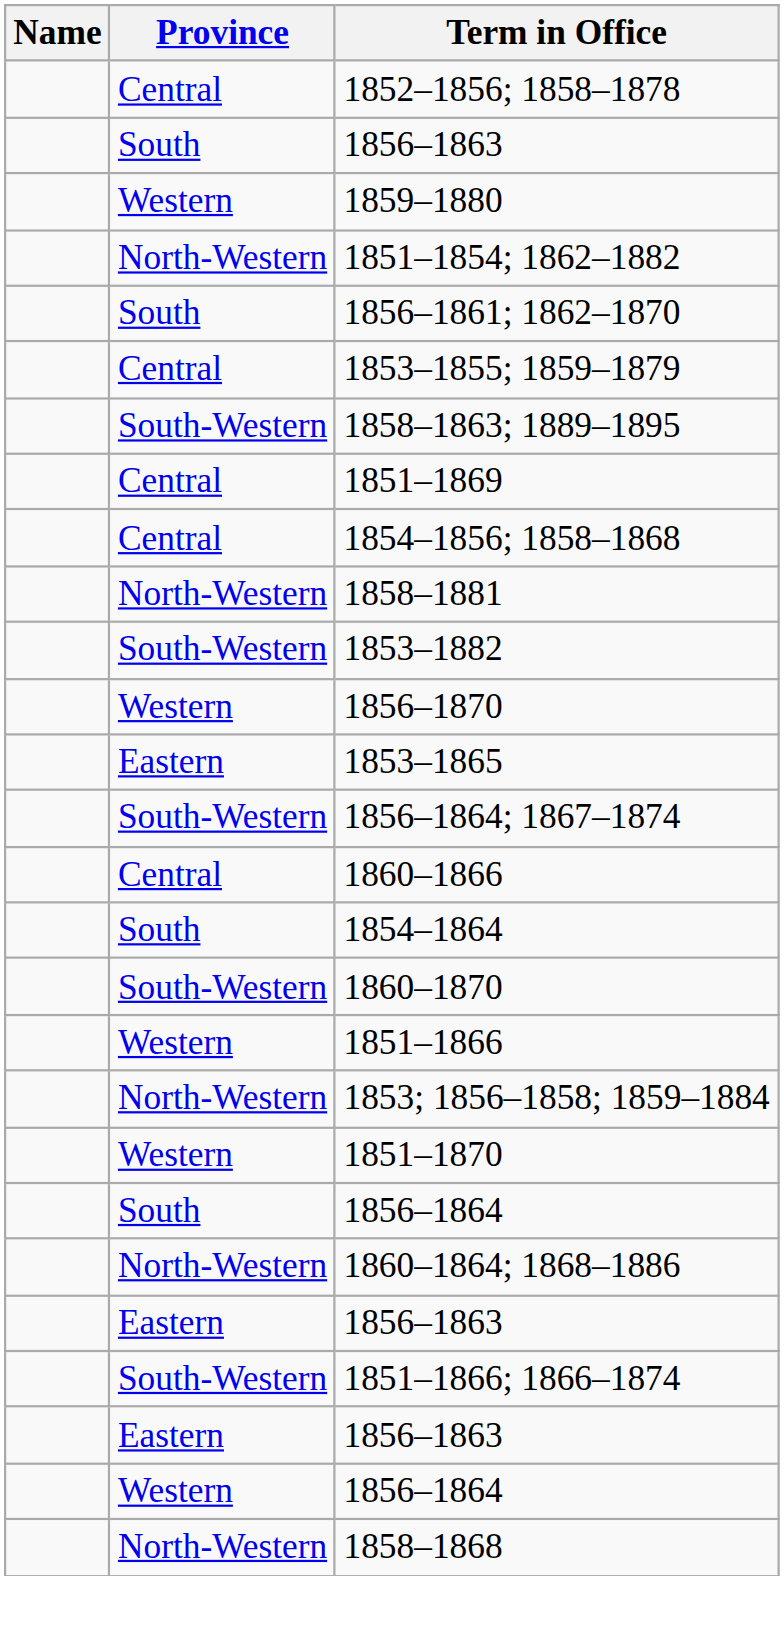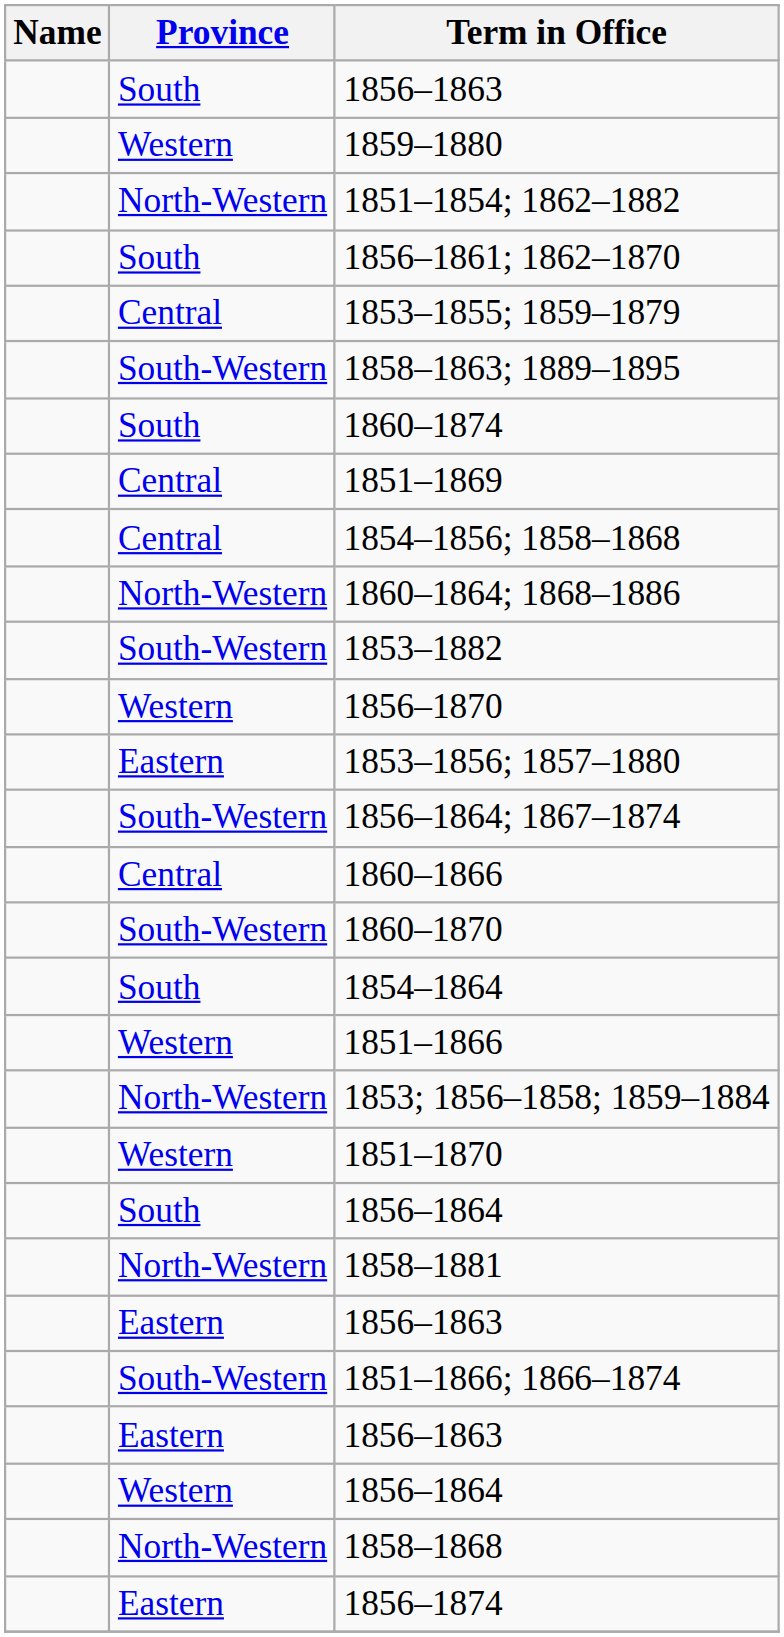- row: (170, 88)
+ row: (159, 425)
rows swapped: (223, 593) <-> (223, 1266)
- row: (171, 761)
+ row: (171, 761)
rows swapped: (159, 929) <-> (223, 985)
+ row: (171, 1602)
